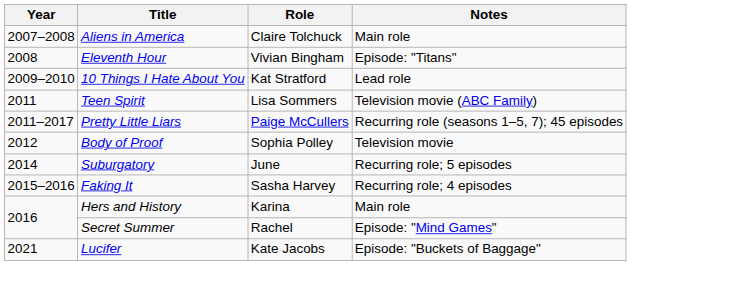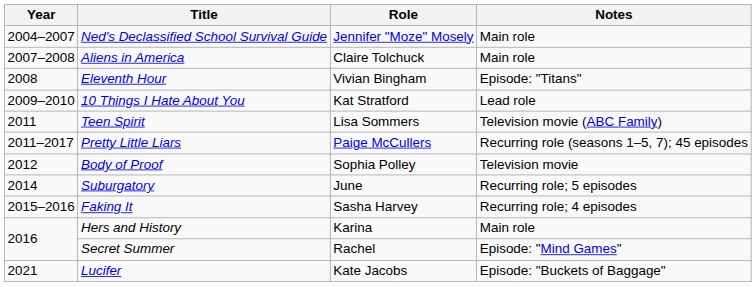+ row: (204, 36)
